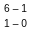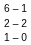+ row: (15, 23)
